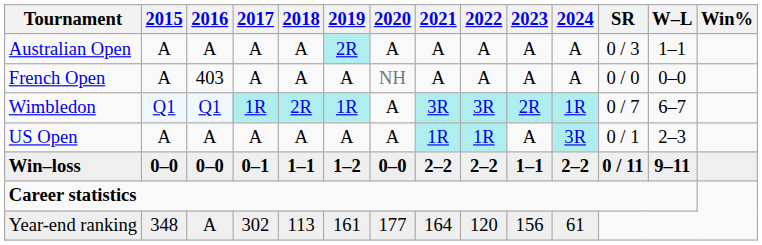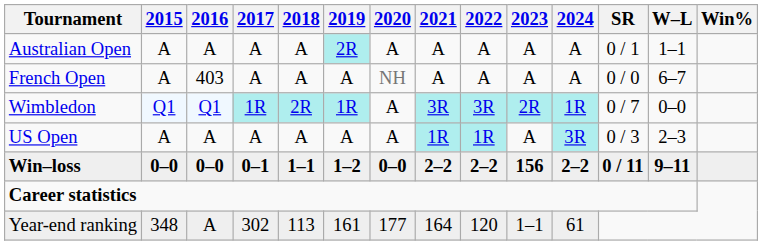(623, 48) 0 / 3 -> (623, 48) 0 / 1
(672, 78) 0–0 -> (672, 78) 6–7
(672, 107) 6–7 -> (672, 107) 0–0
(623, 136) 0 / 1 -> (623, 136) 0 / 3
(530, 166) 1–1 -> (530, 166) 156
(530, 225) 156 -> (530, 225) 1–1
